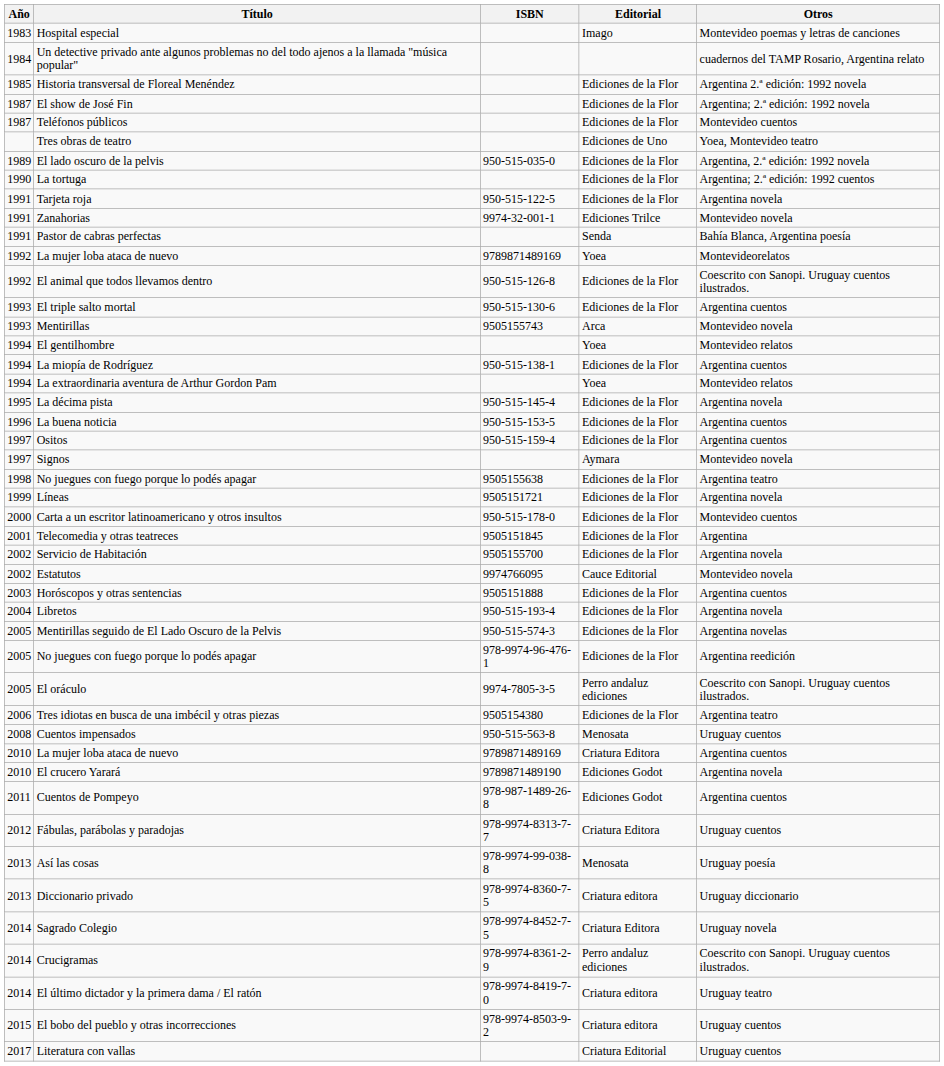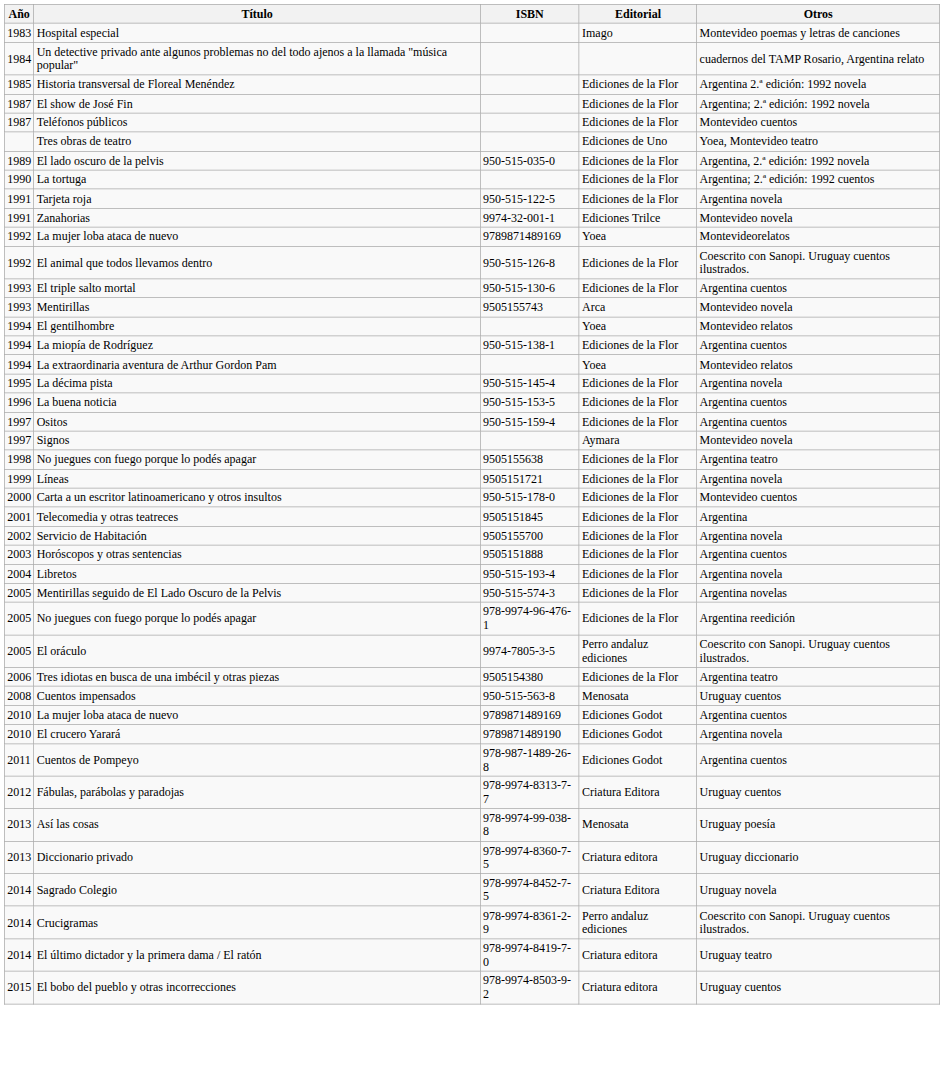- row: (19, 236)
- row: (19, 573)
(621, 753) Criatura Editora -> (622, 715) Ediciones Godot
- row: (19, 1051)
